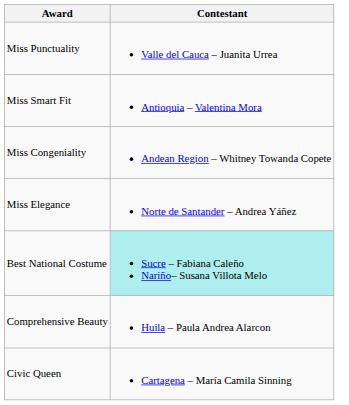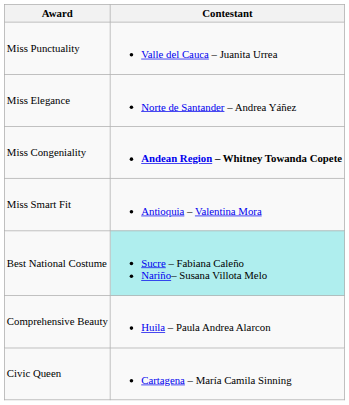rows swapped: (38, 204) <-> (39, 100)
(222, 159) normal -> (227, 159) bold
